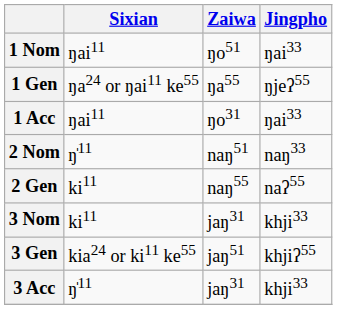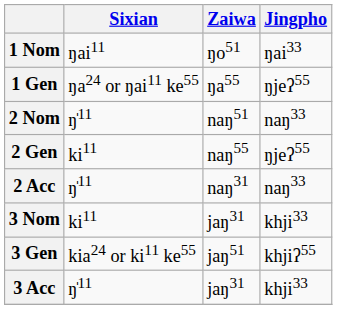- row: (34, 118)
(285, 185) naʔ55 -> (287, 151) ŋjeʔ55
+ row: (34, 185)
